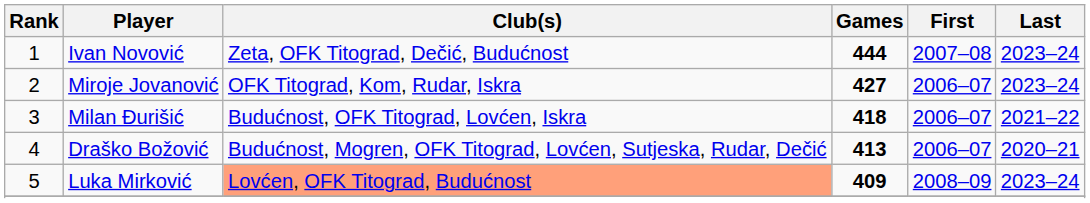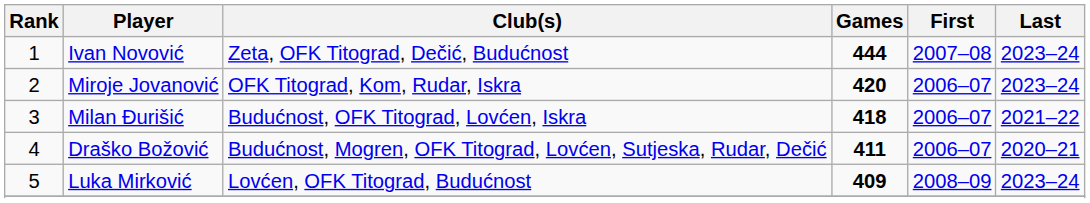(870, 85) 427 -> (870, 85) 420
(870, 149) 413 -> (870, 149) 411
(380, 181) lightsalmon background -> (380, 181) no background
